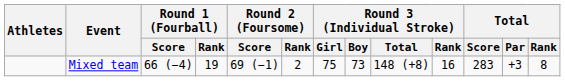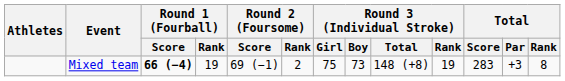(168, 65) normal -> (168, 65) bold
(448, 65) 16 -> (448, 65) 19
